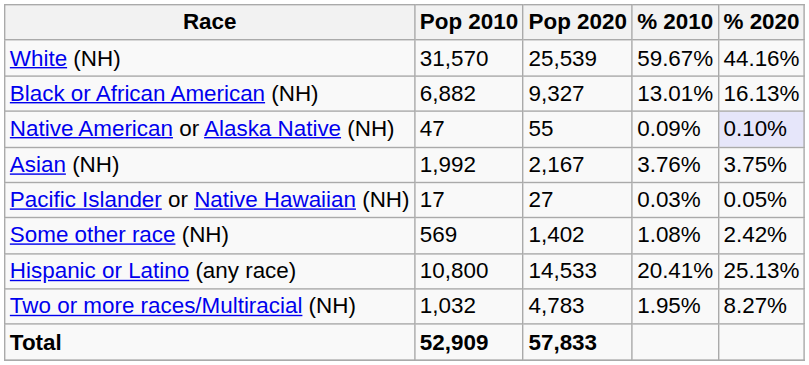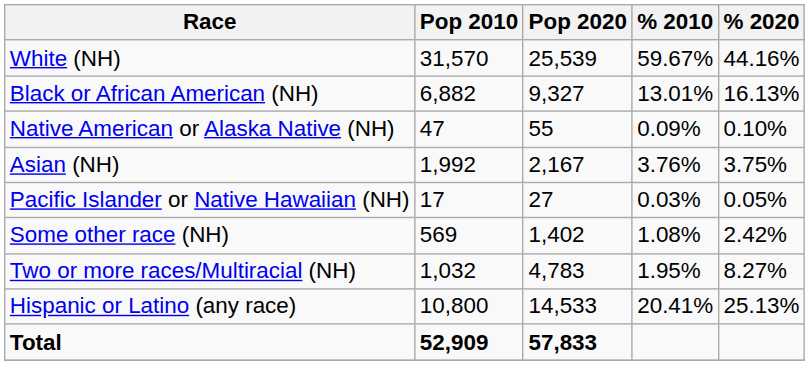(755, 128) lavender background -> (755, 128) no background
rows swapped: (183, 306) <-> (153, 270)
